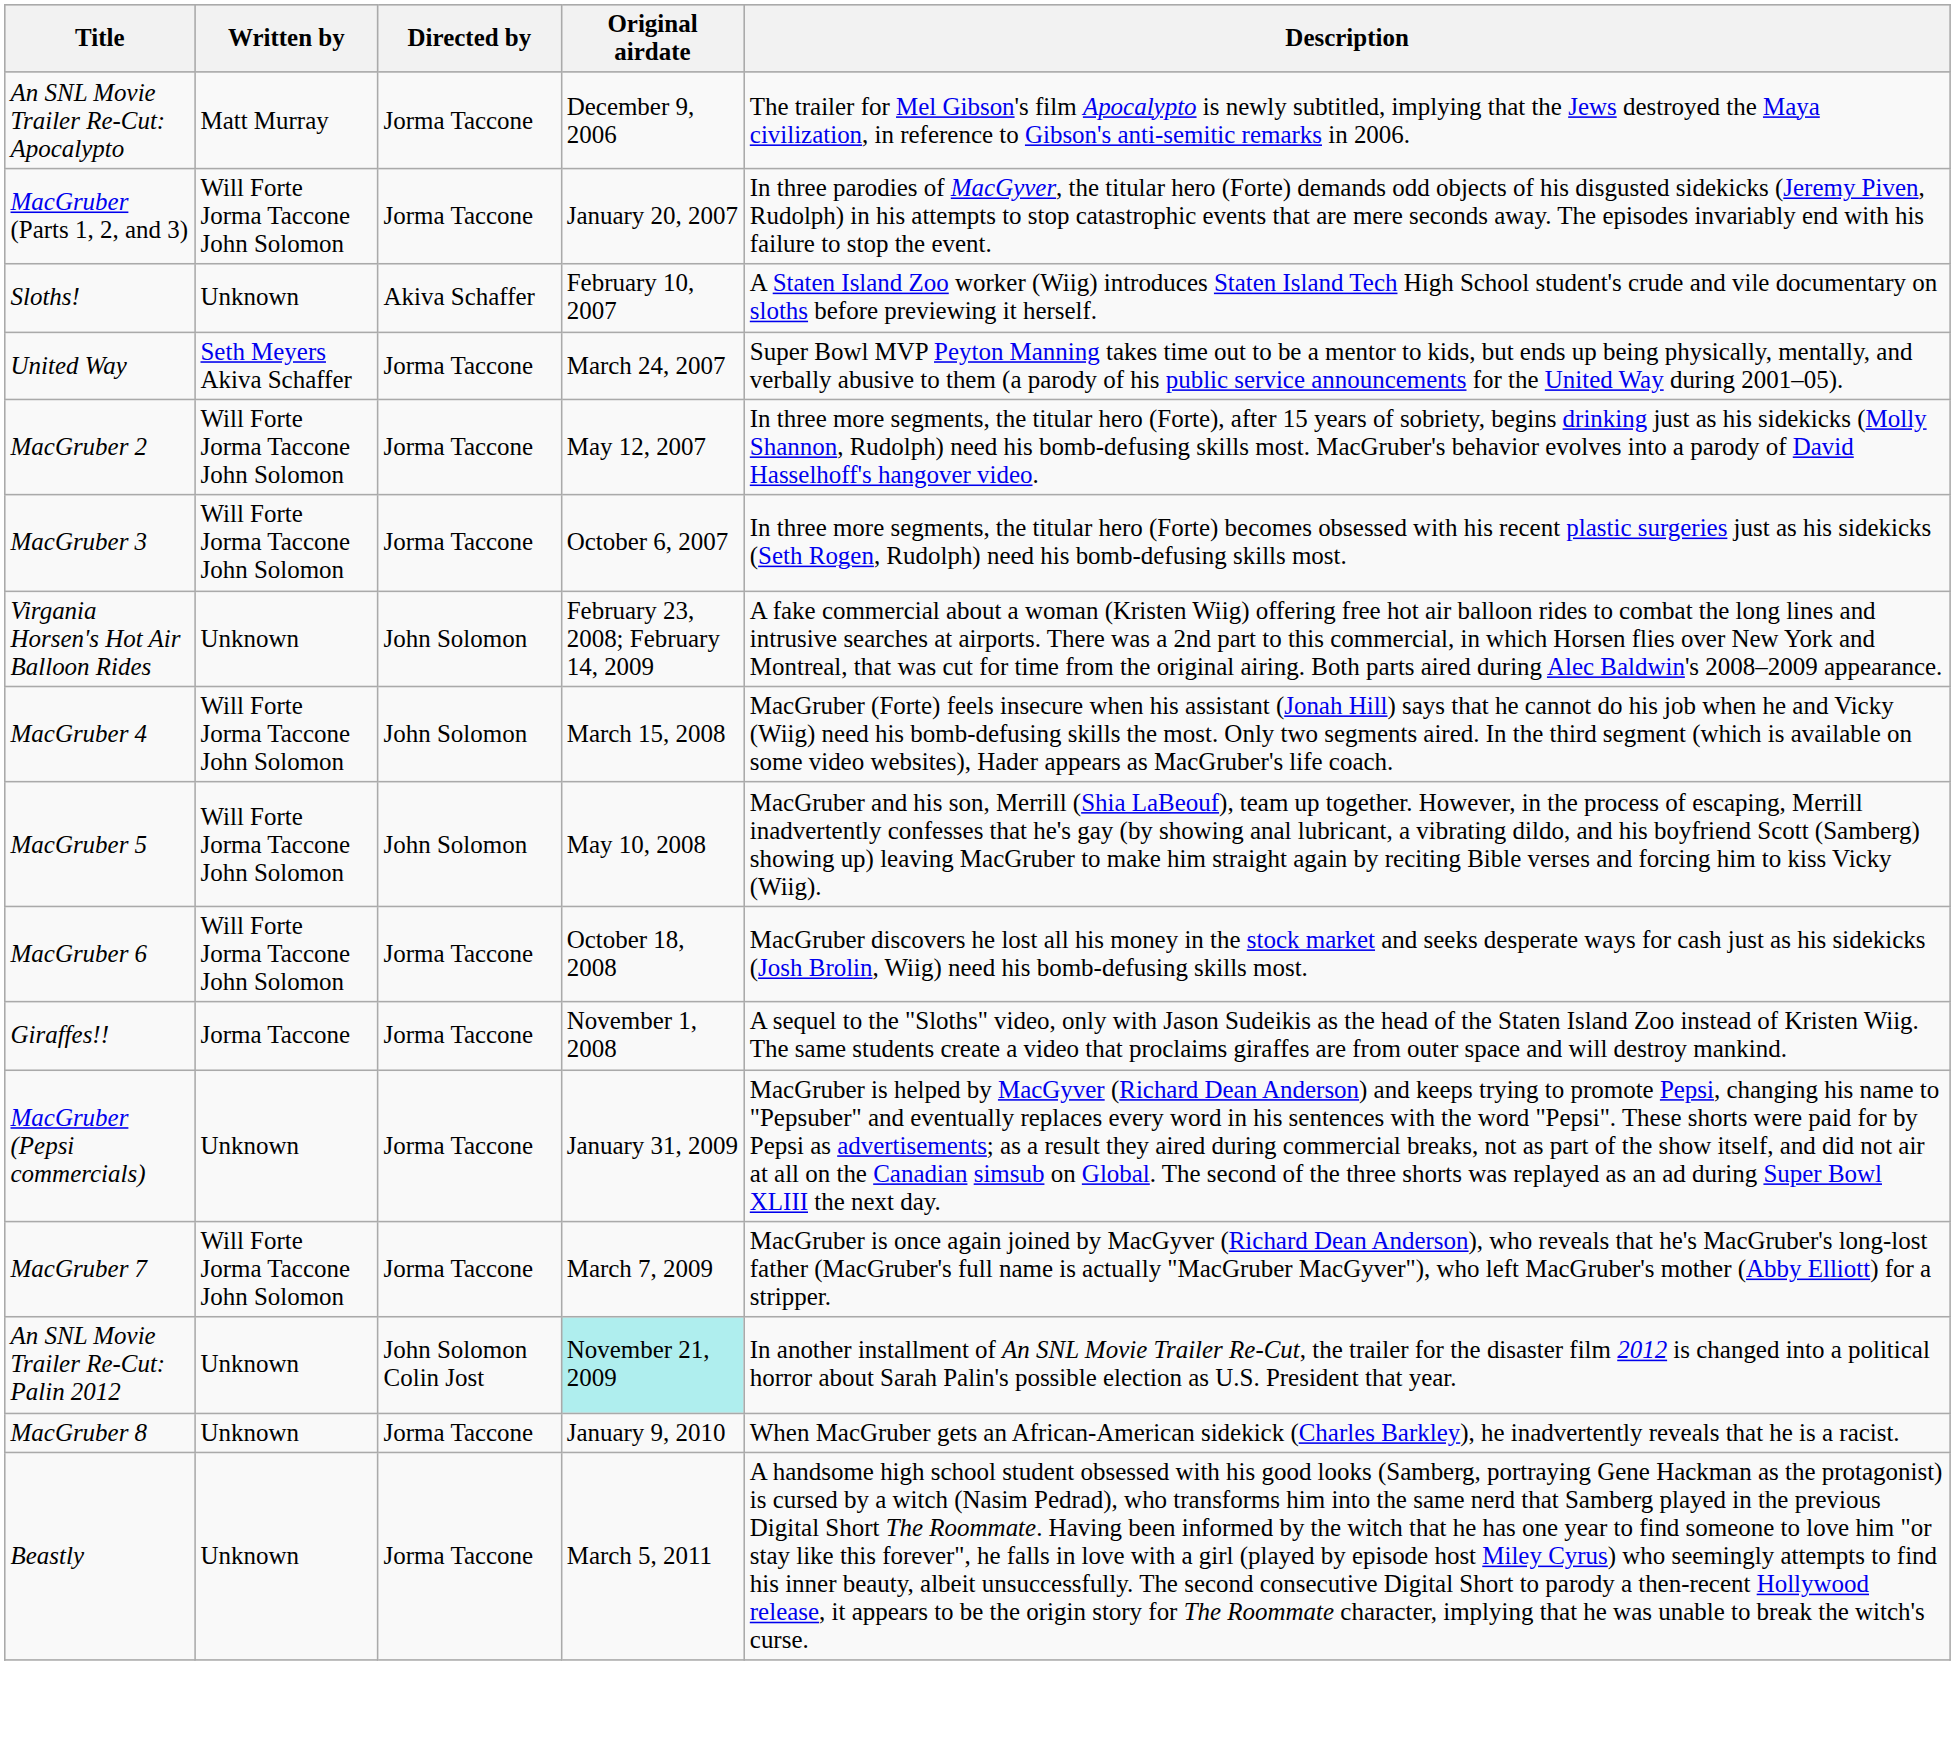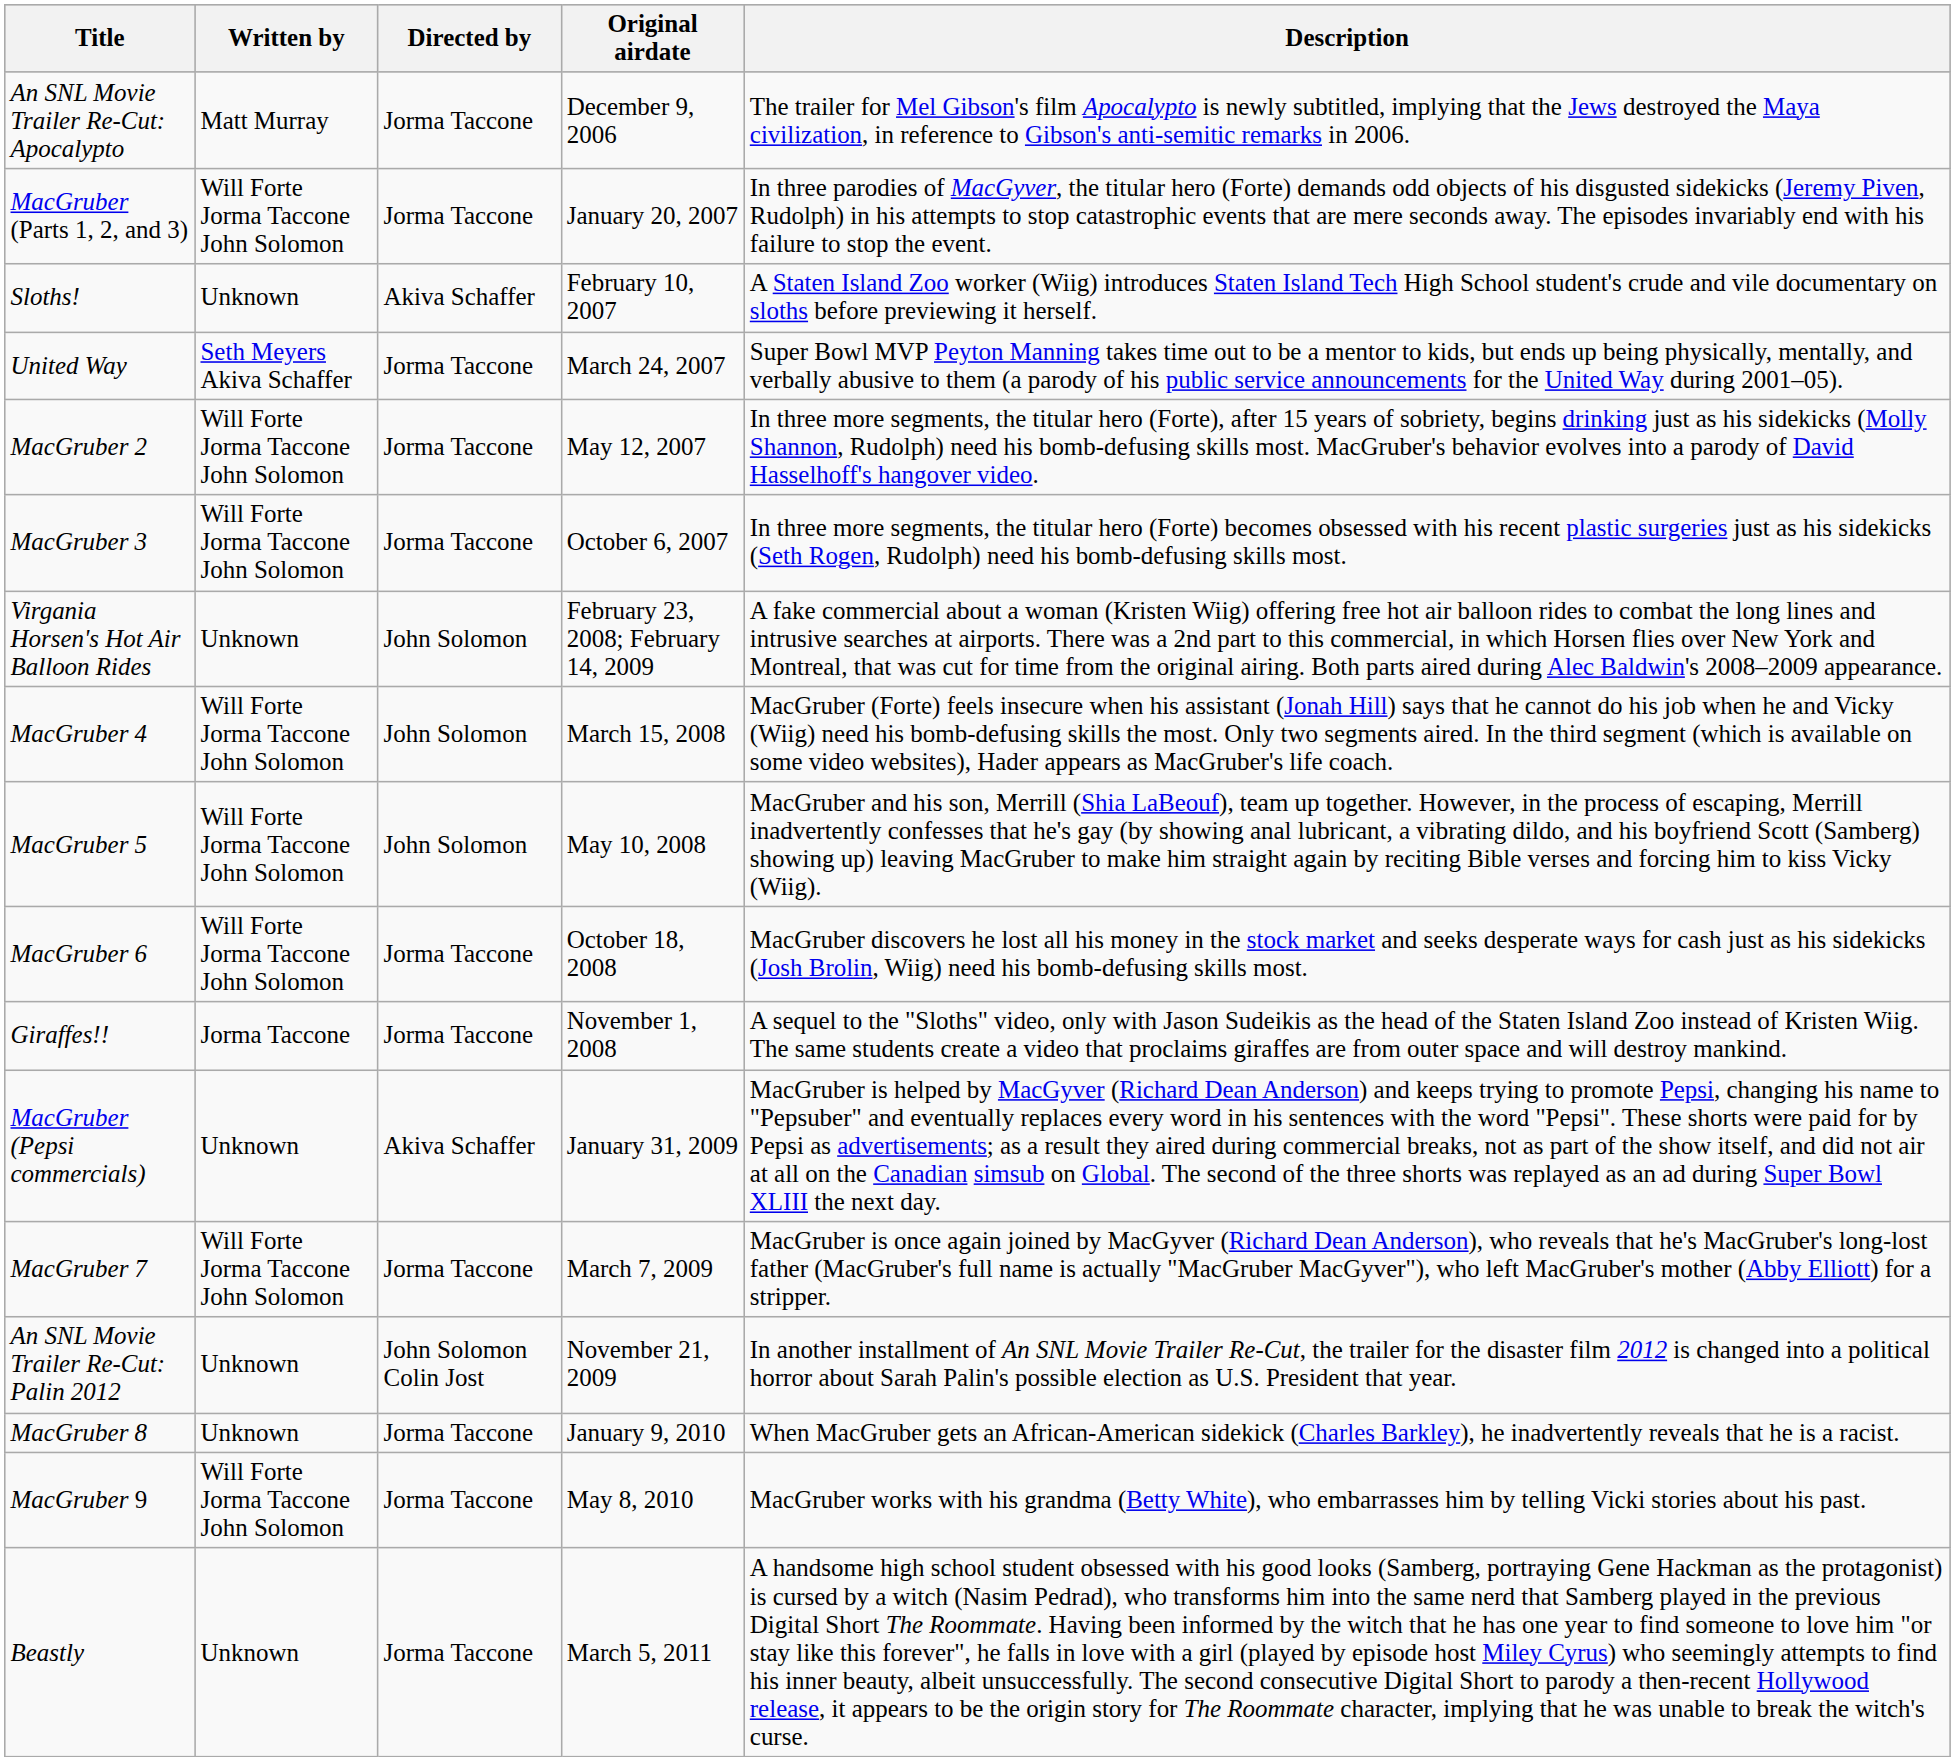(458, 1145) Jorma Taccone -> (459, 1145) Akiva Schaffer
(638, 1364) paleturquoise background -> (638, 1364) no background
+ row: (79, 1500)
